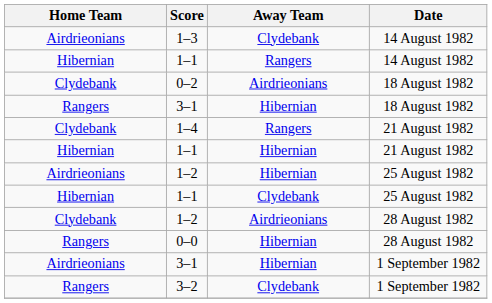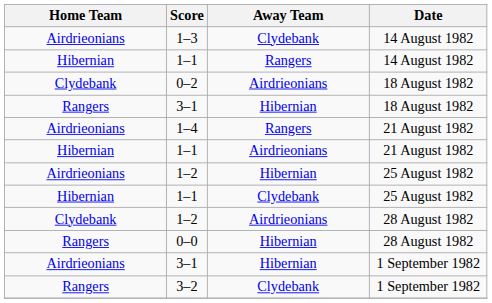(86, 128) Clydebank -> (86, 128) Airdrieonians
(288, 151) Hibernian -> (288, 151) Airdrieonians
